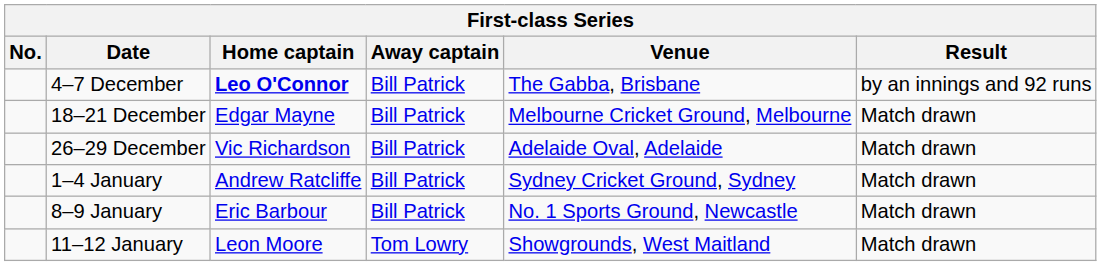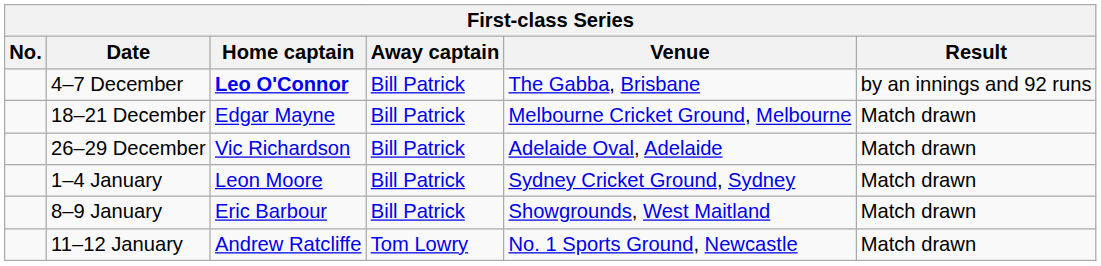(288, 180) Andrew Ratcliffe -> (269, 180) Leon Moore
(653, 212) No. 1 Sports Ground, Newcastle -> (639, 212) Showgrounds, West Maitland
(269, 244) Leon Moore -> (288, 244) Andrew Ratcliffe
(639, 244) Showgrounds, West Maitland -> (653, 244) No. 1 Sports Ground, Newcastle
